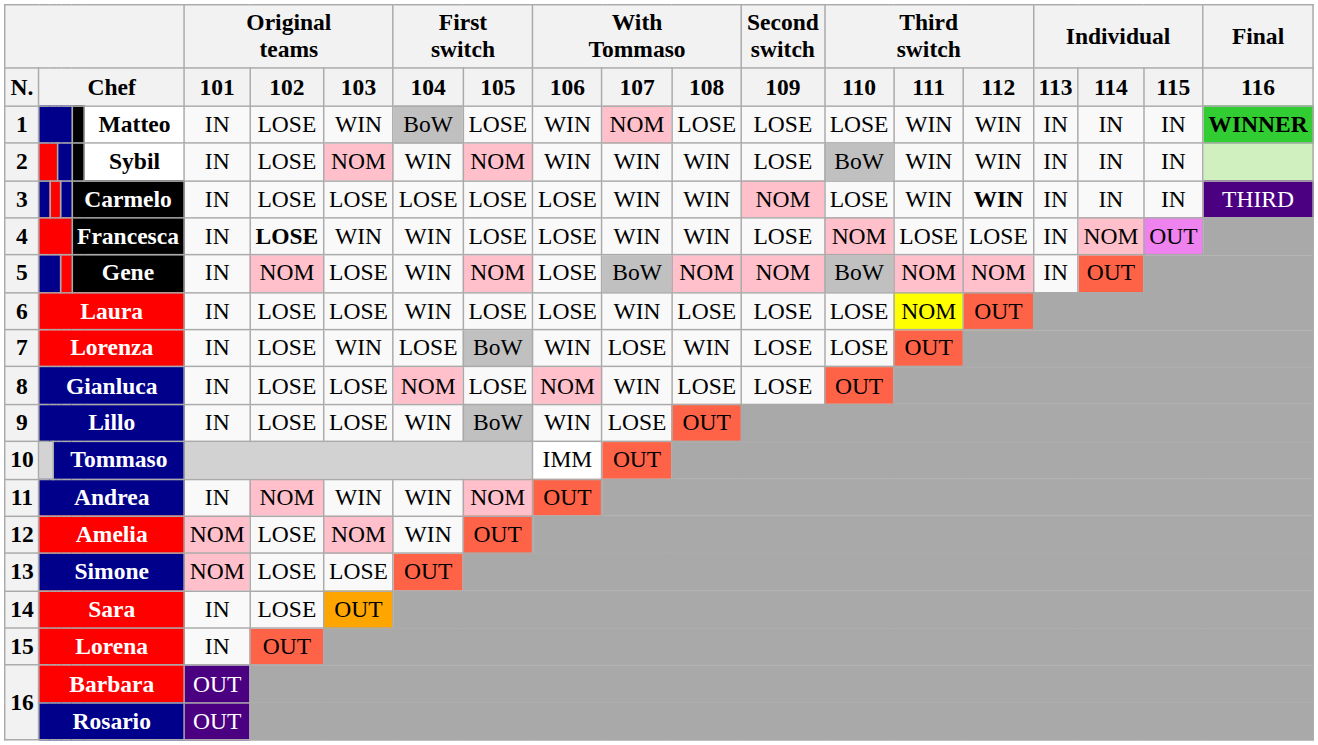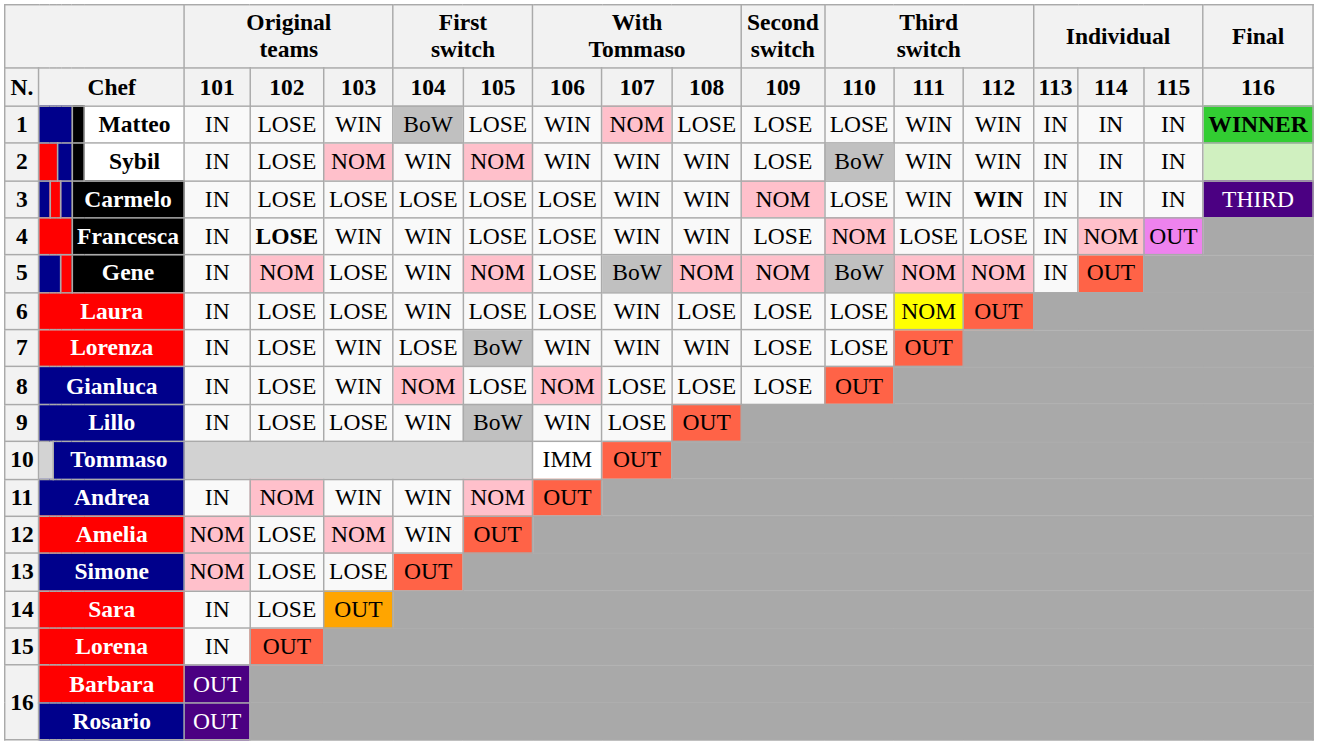(637, 348) LOSE -> (637, 348) WIN
(358, 385) LOSE -> (358, 385) WIN
(637, 385) WIN -> (637, 385) LOSE
